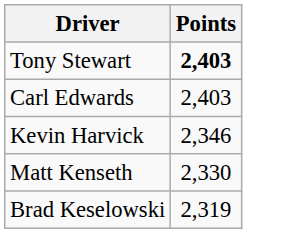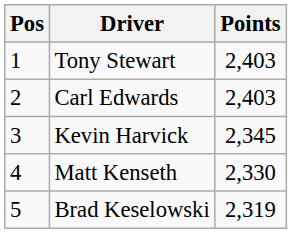+ column: (27, 23)
(206, 60) bold -> (250, 60) normal
(206, 135) 2,346 -> (250, 135) 2,345
